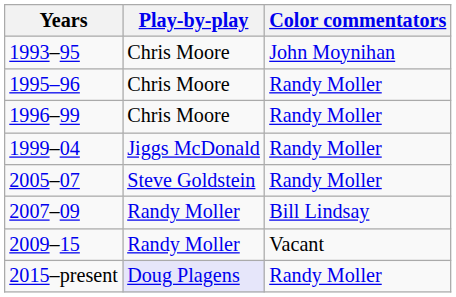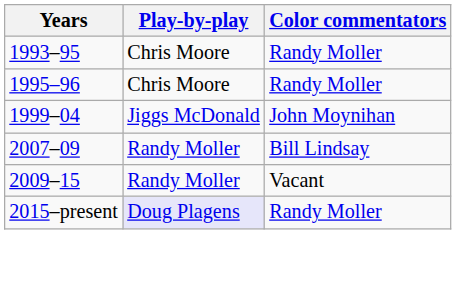(332, 52) John Moynihan -> (325, 52) Randy Moller
- row: (45, 116)
(325, 148) Randy Moller -> (332, 116) John Moynihan
- row: (45, 180)
